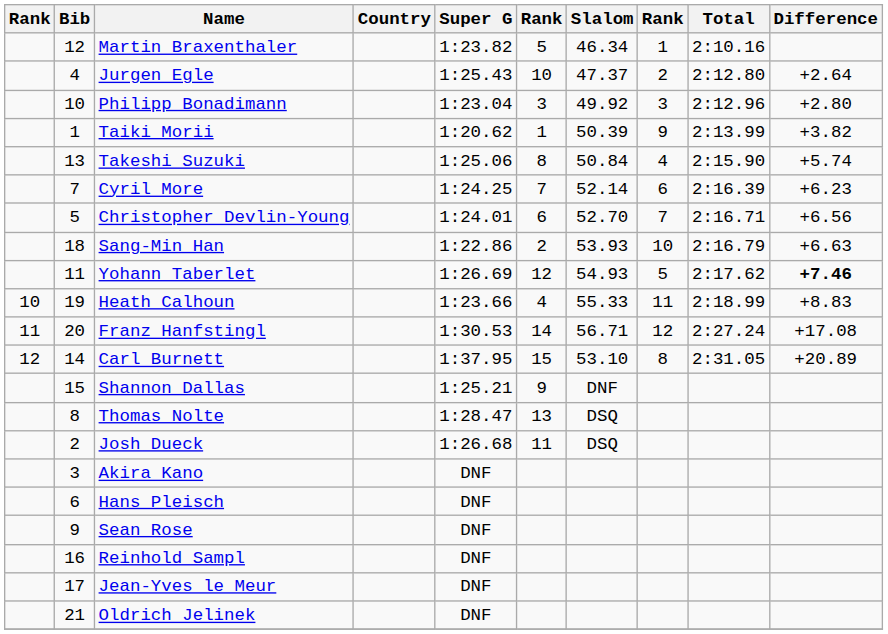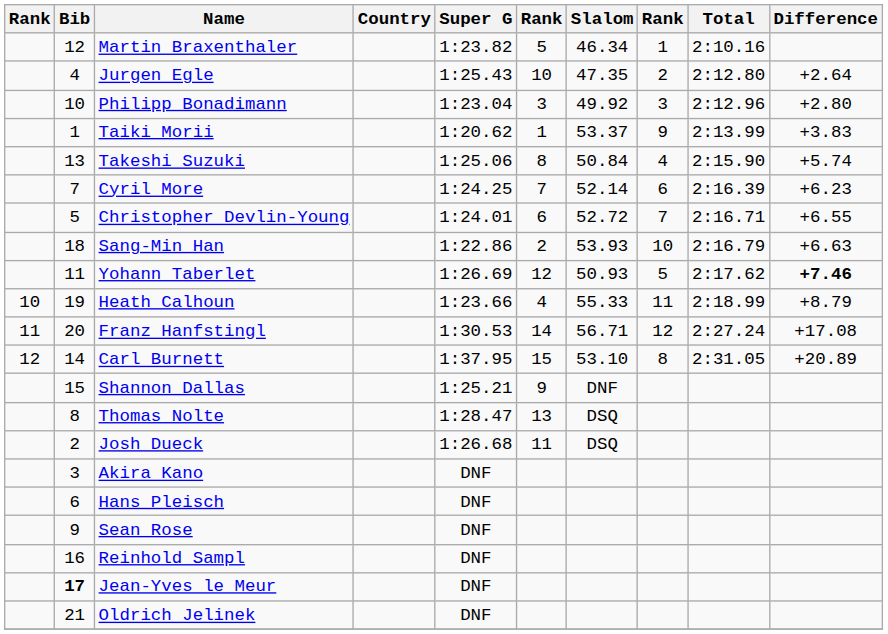(602, 76) 47.37 -> (602, 76) 47.35
(602, 132) 50.39 -> (602, 132) 53.37
(826, 132) +3.82 -> (826, 132) +3.83
(602, 218) 52.70 -> (602, 218) 52.72
(826, 218) +6.56 -> (826, 218) +6.55
(602, 274) 54.93 -> (602, 274) 50.93
(826, 303) +8.83 -> (826, 303) +8.79
(75, 587) normal -> (75, 587) bold
